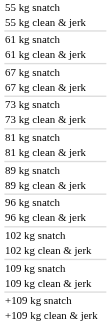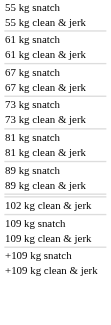- row: (33, 203)
- row: (46, 218)
- row: (35, 235)
